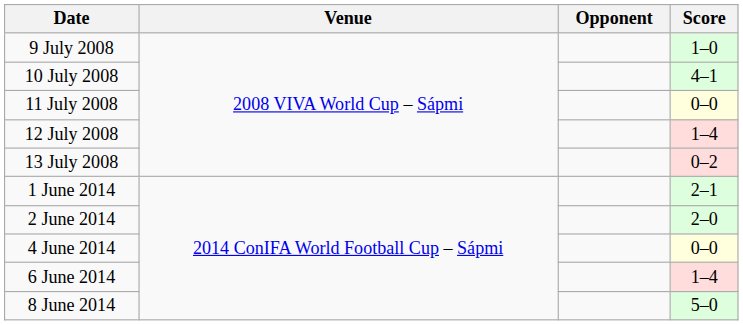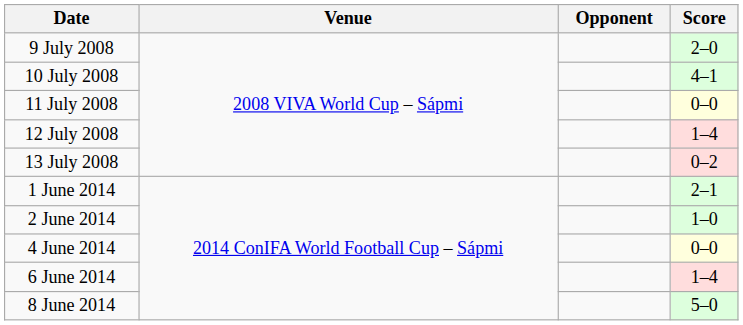(704, 47) 1–0 -> (704, 47) 2–0
(704, 219) 2–0 -> (704, 219) 1–0
